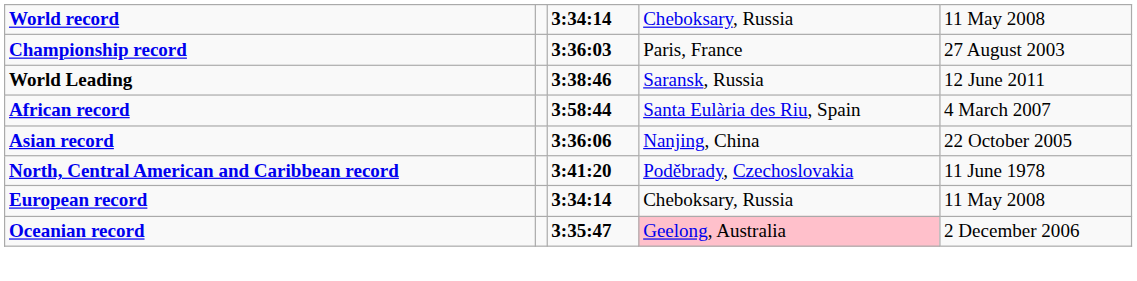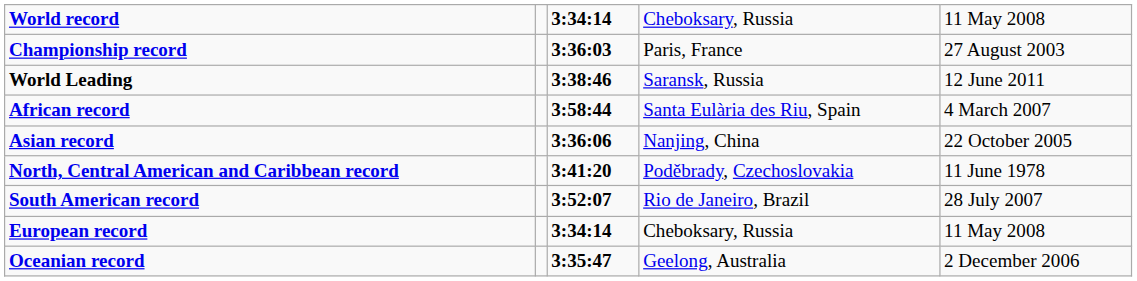+ row: (104, 200)
(715, 230) pink background -> (715, 261) no background
